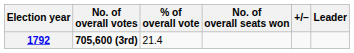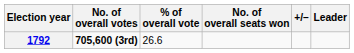(152, 40) 21.4 -> (152, 40) 26.6
